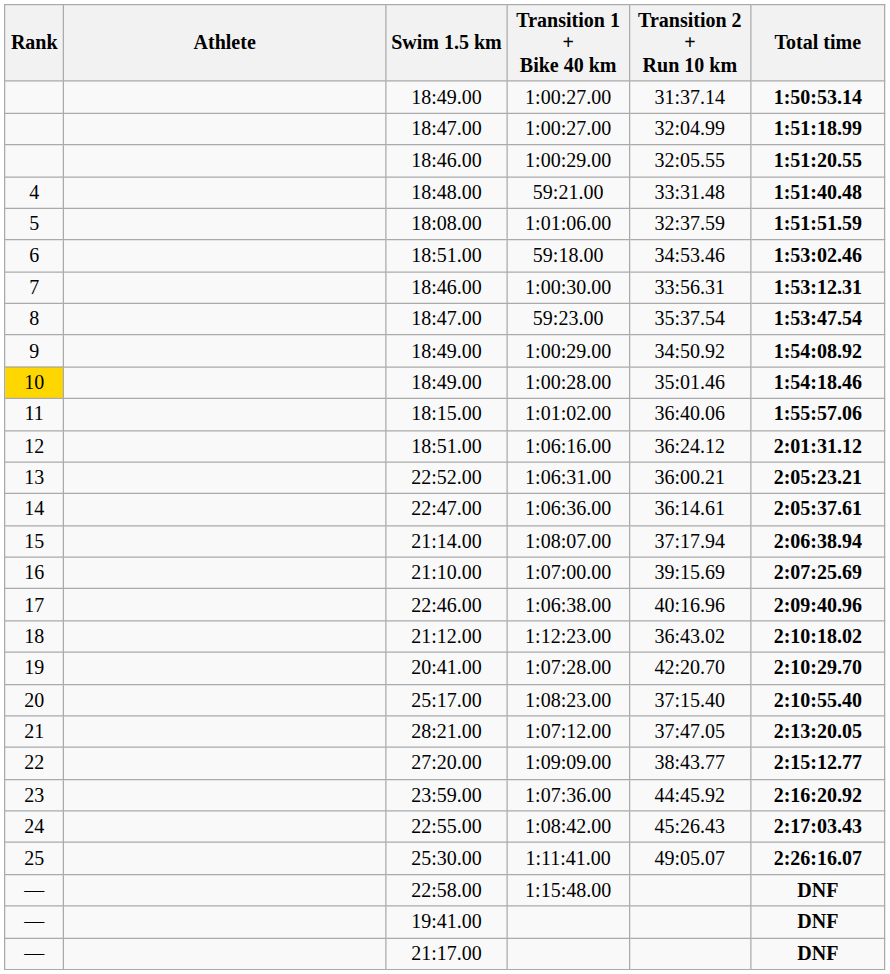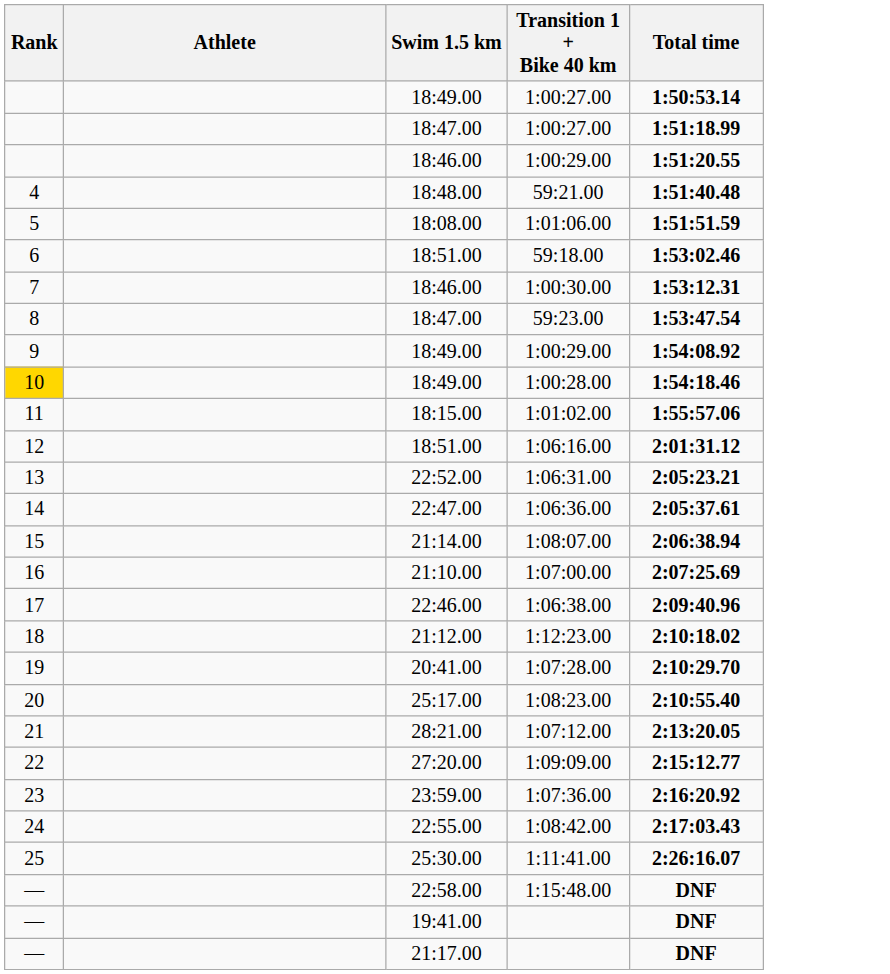- column: (690, 42)
